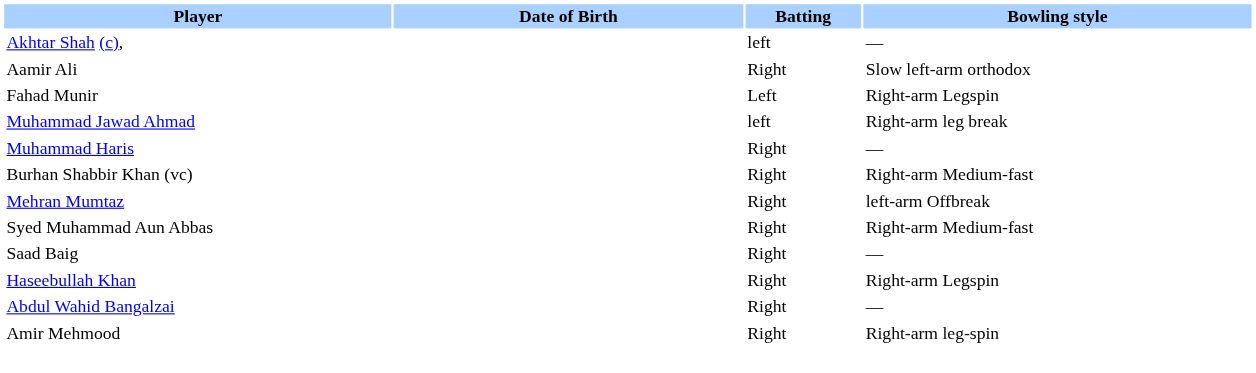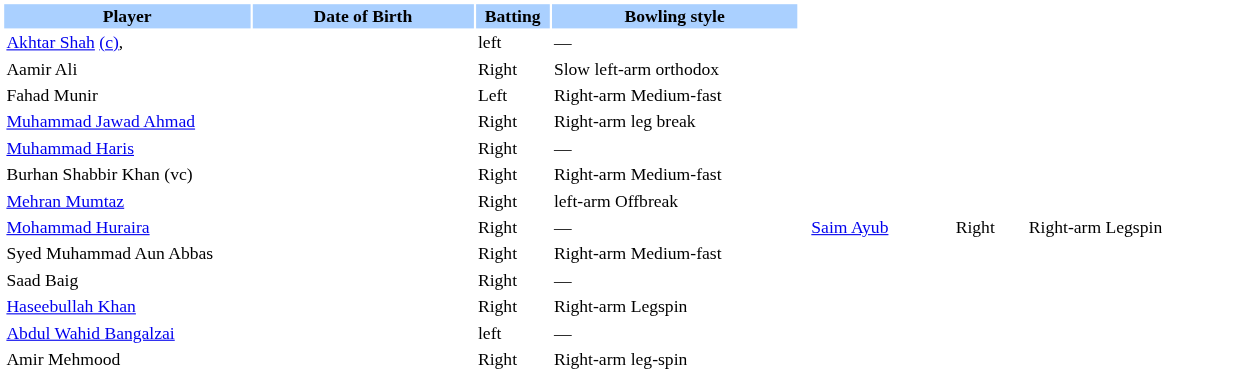(932, 95) Right-arm Legspin -> (638, 95) Right-arm Medium-fast
(759, 121) left -> (497, 121) Right
+ row: (78, 227)
(767, 306) Right -> (490, 333) left
